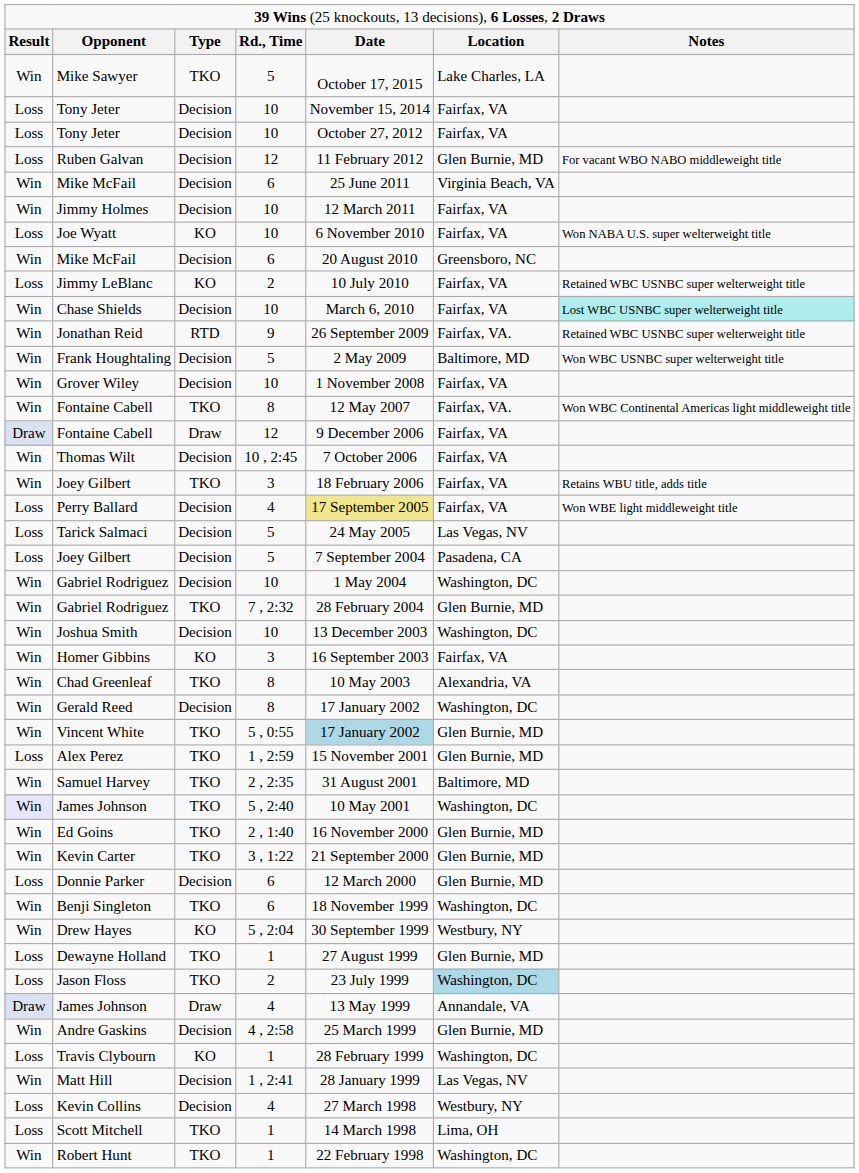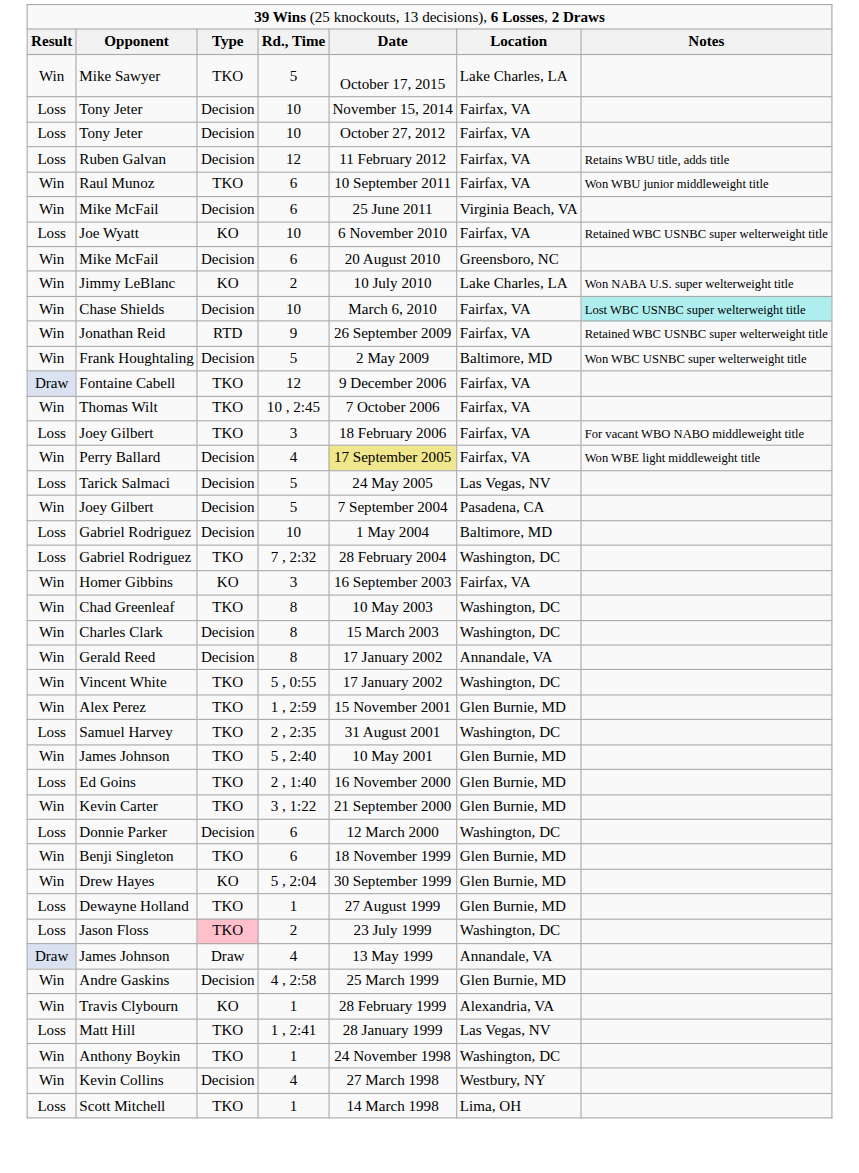(490, 159) Glen Burnie, MD -> (495, 159) Fairfax, VA
(672, 159) For vacant WBO NABO middleweight title -> (657, 159) Retains WBU title, adds title
+ row: (117, 184)
- row: (103, 209)
(666, 234) Won NABA U.S. super welterweight title -> (706, 234) Retained WBC USNBC super welterweight title
(29, 283) Loss -> (52, 283) Win
(472, 283) Fairfax, VA -> (514, 283) Lake Charles, LA
(684, 284) Retained WBC USNBC super welterweight title -> (689, 284) Won NABA U.S. super welterweight title
(474, 333) Fairfax, VA. -> (495, 333) Fairfax, VA
- row: (98, 383)
- row: (105, 408)
(205, 433) Draw -> (228, 383) TKO
(205, 458) Decision -> (228, 408) TKO
(29, 483) Win -> (52, 433) Loss
(634, 483) Retains WBU title, adds title -> (694, 433) For vacant WBO NABO middleweight title
(29, 507) Loss -> (52, 458) Win
(29, 557) Loss -> (52, 507) Win
(29, 582) Win -> (52, 532) Loss
(487, 582) Washington, DC -> (506, 532) Baltimore, MD
(29, 607) Win -> (52, 557) Loss
(490, 607) Glen Burnie, MD -> (510, 557) Washington, DC
- row: (97, 632)
(484, 682) Alexandria, VA -> (510, 607) Washington, DC
+ row: (121, 632)
(487, 707) Washington, DC -> (506, 657) Annandale, VA
(370, 732) lightblue background -> (393, 682) no background
(490, 732) Glen Burnie, MD -> (510, 682) Washington, DC
(29, 756) Loss -> (52, 707) Win
(29, 781) Win -> (52, 732) Loss
(483, 781) Baltimore, MD -> (510, 732) Washington, DC
(29, 806) lavender background -> (52, 756) no background
(487, 806) Washington, DC -> (513, 756) Glen Burnie, MD
(29, 831) Win -> (52, 781) Loss
(490, 881) Glen Burnie, MD -> (510, 831) Washington, DC
(487, 906) Washington, DC -> (513, 856) Glen Burnie, MD
(480, 931) Westbury, NY -> (513, 881) Glen Burnie, MD
(205, 981) no background -> (228, 931) pink background
(487, 981) lightblue background -> (510, 931) no background
(29, 1055) Loss -> (52, 1006) Win
(487, 1055) Washington, DC -> (507, 1006) Alexandria, VA
(29, 1080) Win -> (52, 1030) Loss
(205, 1080) Decision -> (228, 1030) TKO
+ row: (130, 1055)
(29, 1105) Loss -> (52, 1080) Win
- row: (94, 1155)
